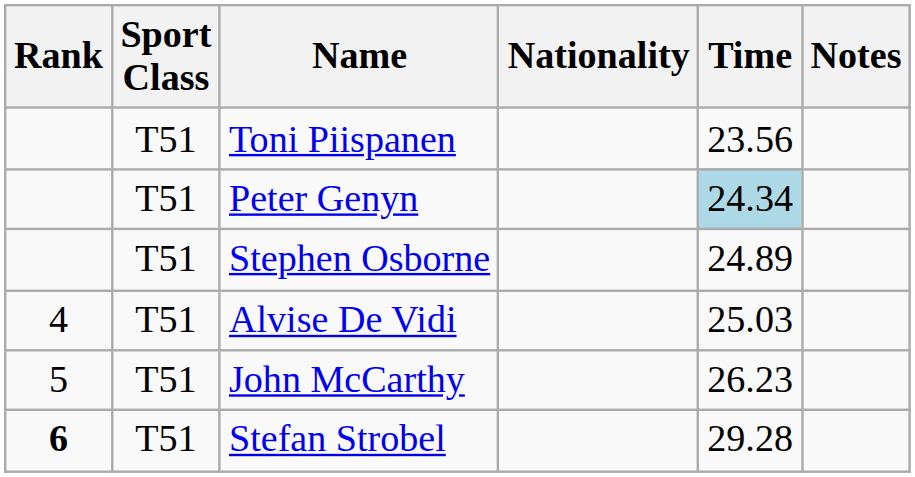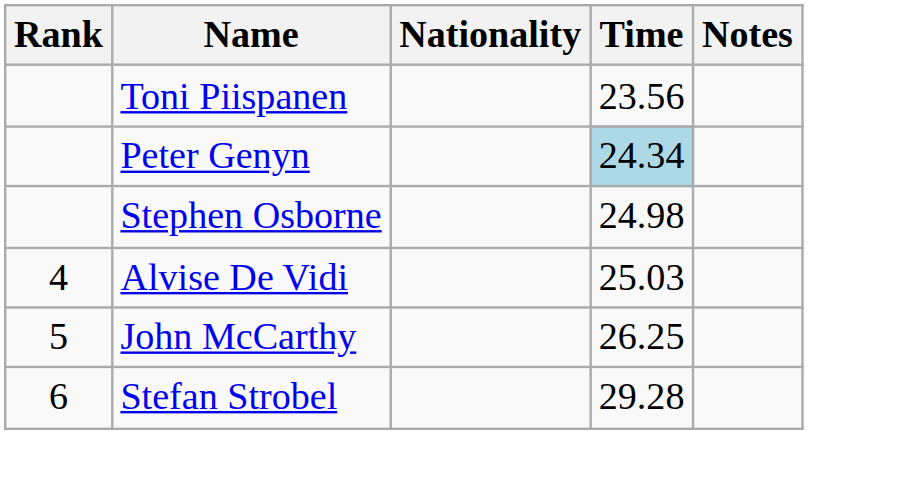- column: (166, 56)
(750, 258) 24.89 -> (642, 215) 24.98
(750, 379) 26.23 -> (642, 336) 26.25
(58, 439) bold -> (58, 397) normal
